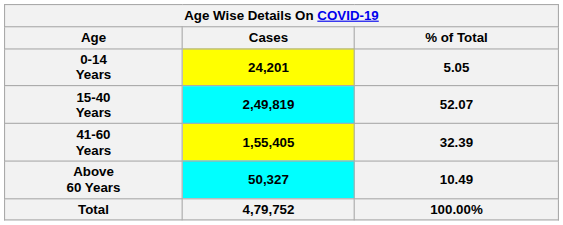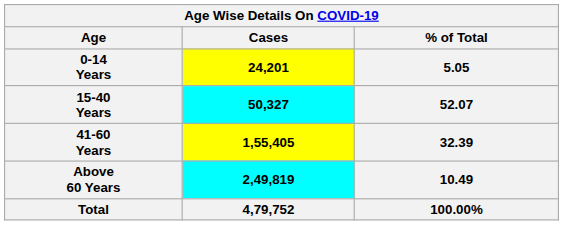(268, 105) 2,49,819 -> (268, 105) 50,327
(268, 180) 50,327 -> (268, 180) 2,49,819
